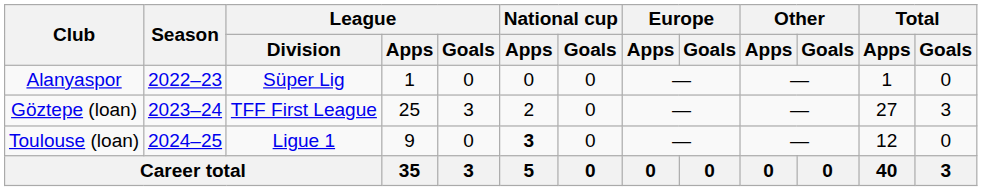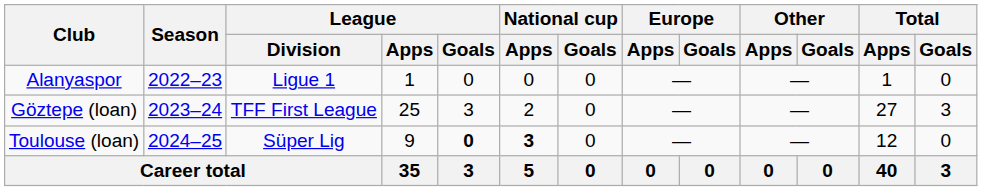(304, 79) Süper Lig -> (304, 79) Ligue 1
(304, 140) Ligue 1 -> (304, 140) Süper Lig
(468, 140) normal -> (468, 140) bold
